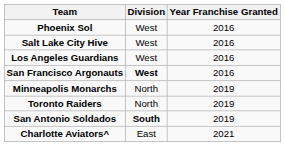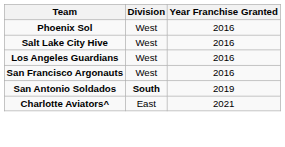(146, 73) bold -> (146, 73) normal
- row: (65, 89)
- row: (65, 104)
